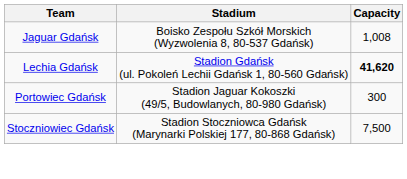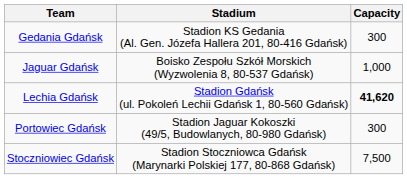+ row: (60, 37)
(377, 37) 1,008 -> (377, 67) 1,000
